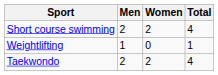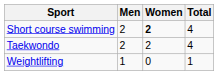(148, 29) normal -> (148, 29) bold
rows swapped: (33, 62) <-> (35, 45)
